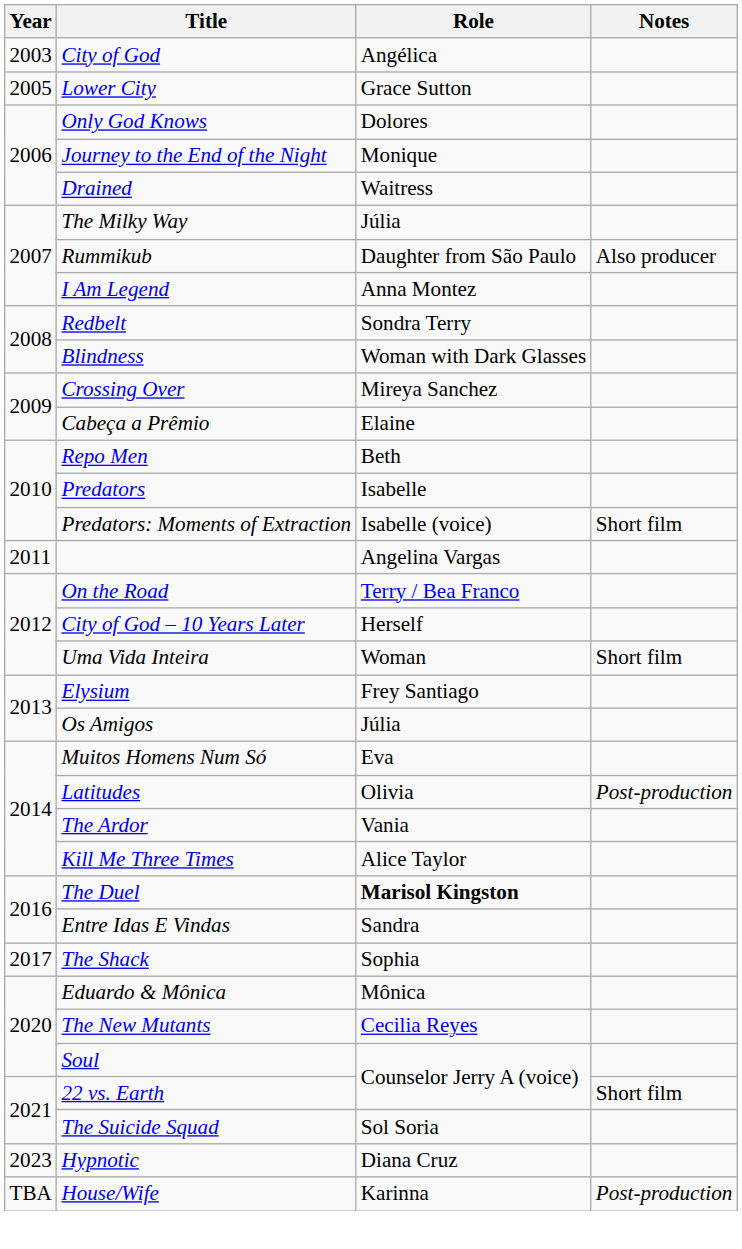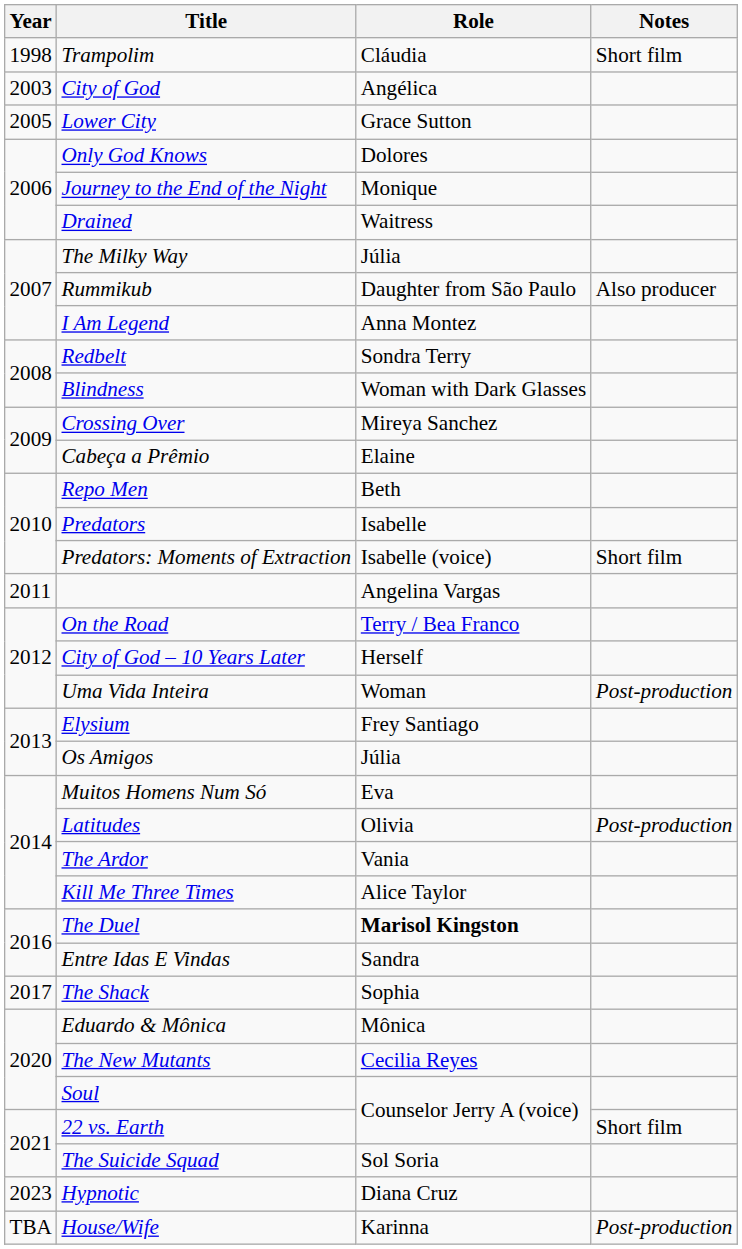+ row: (108, 54)
(639, 657) Short film -> (664, 691) Post-production
